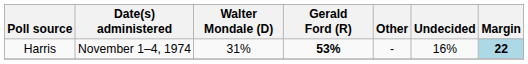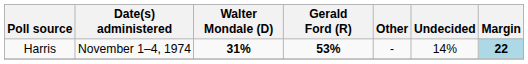(239, 49) normal -> (239, 49) bold
(445, 49) 16% -> (445, 49) 14%
